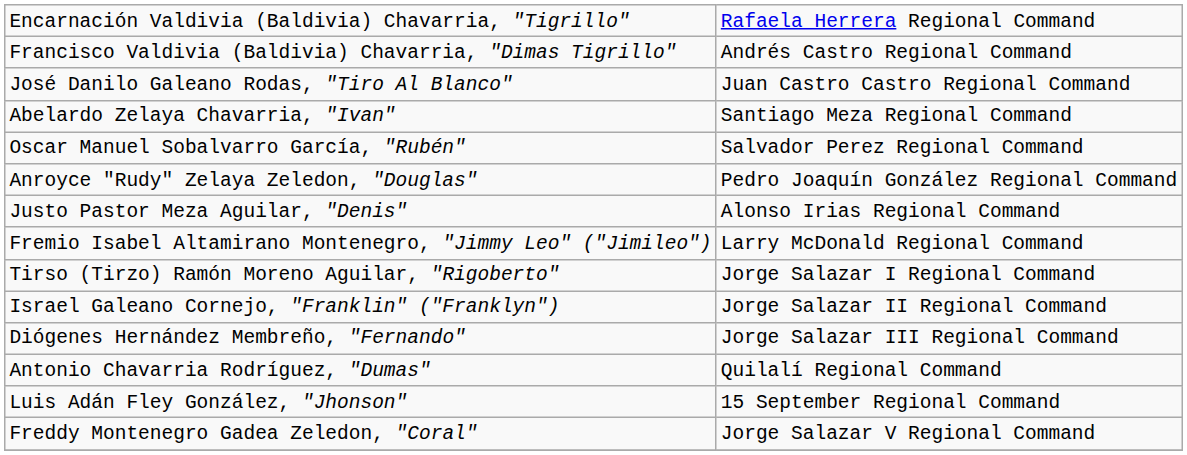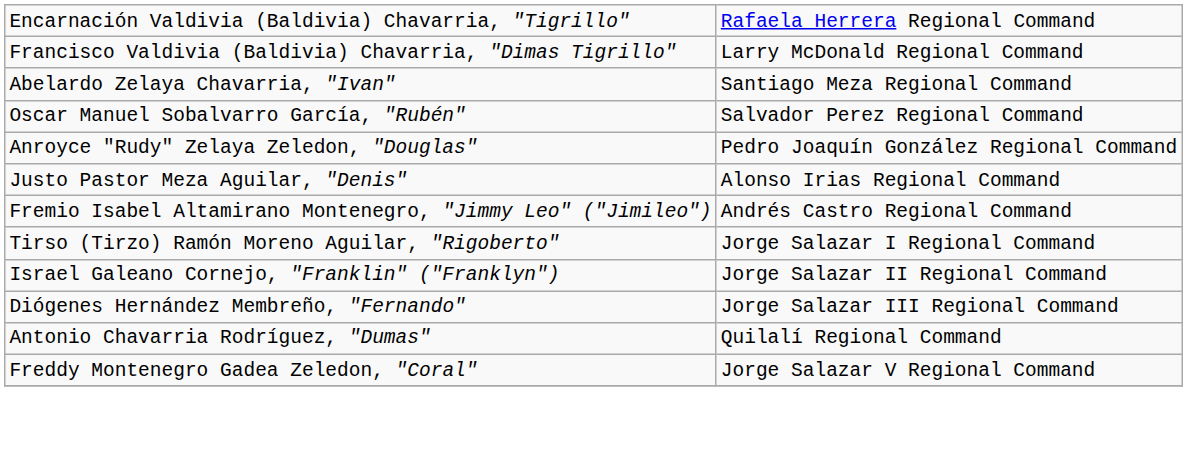(896, 52) Andrés Castro Regional Command -> (902, 52) Larry McDonald Regional Command
- row: (261, 84)
(902, 243) Larry McDonald Regional Command -> (896, 211) Andrés Castro Regional Command
- row: (208, 402)
